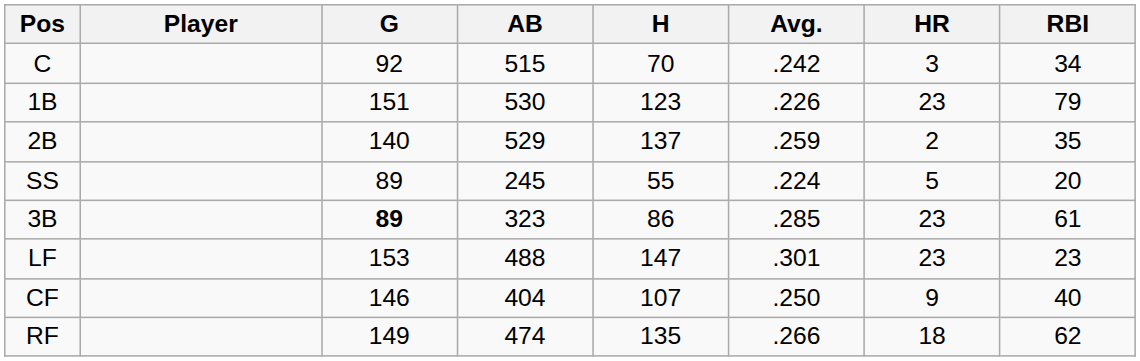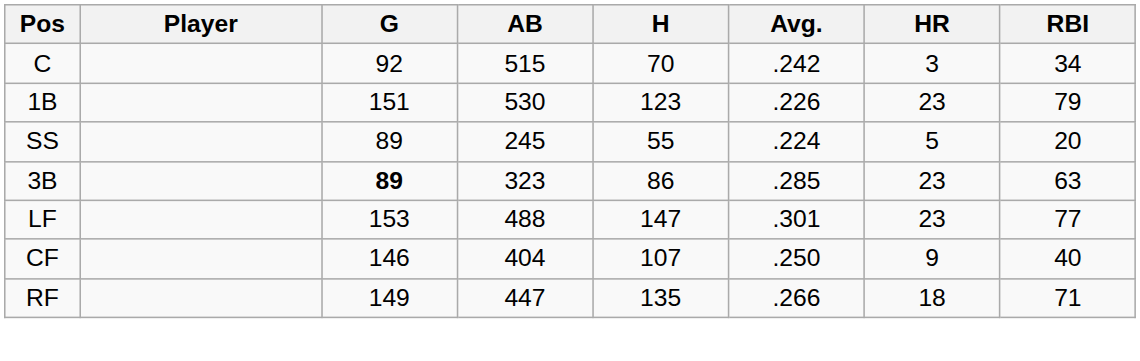- row: (42, 141)
(1068, 219) 61 -> (1068, 180) 63
(1068, 258) 23 -> (1068, 219) 77
(525, 336) 474 -> (525, 297) 447
(1068, 336) 62 -> (1068, 297) 71
